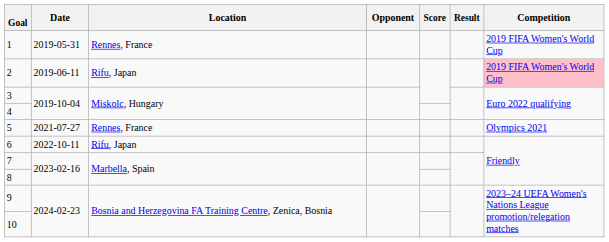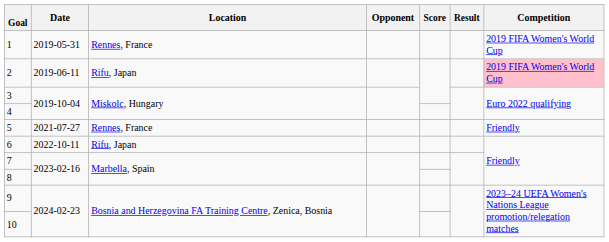(517, 128) Olympics 2021 -> (503, 128) Friendly
